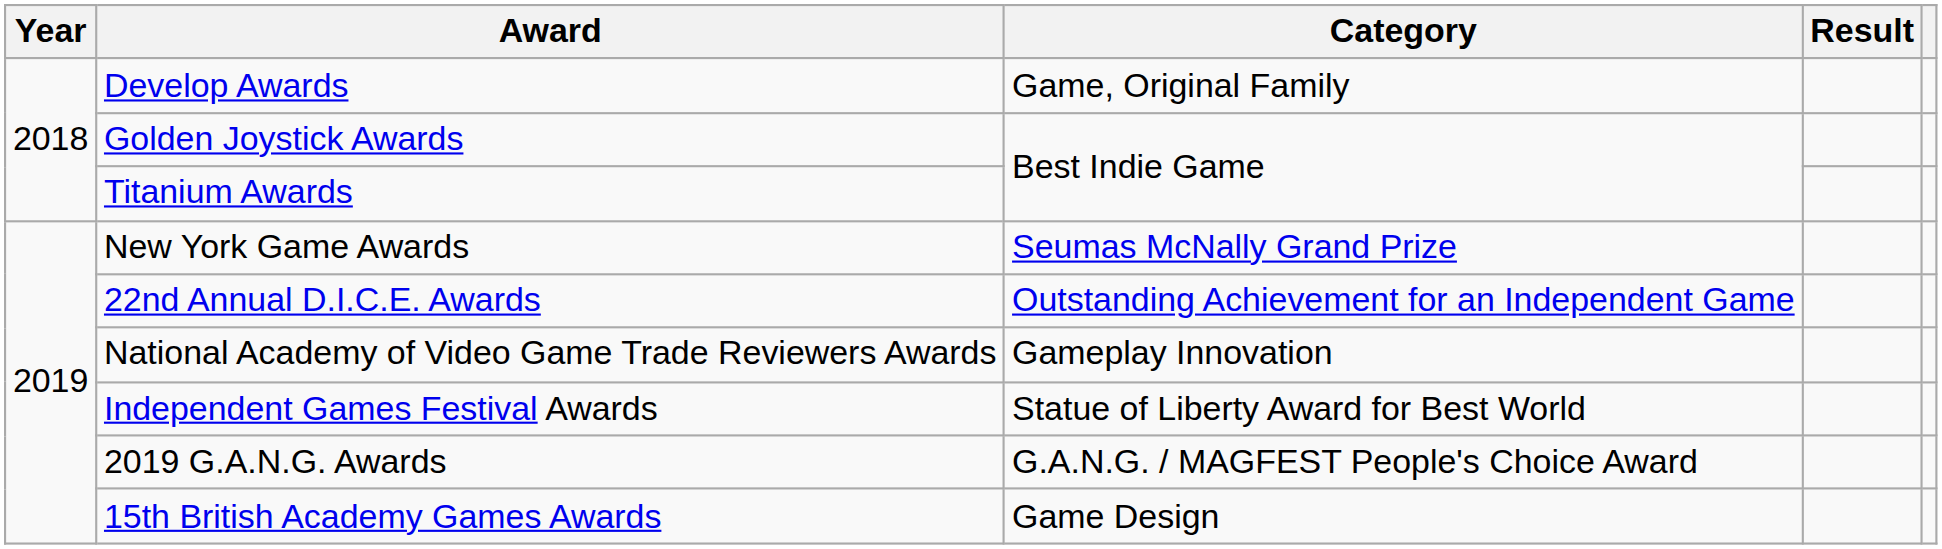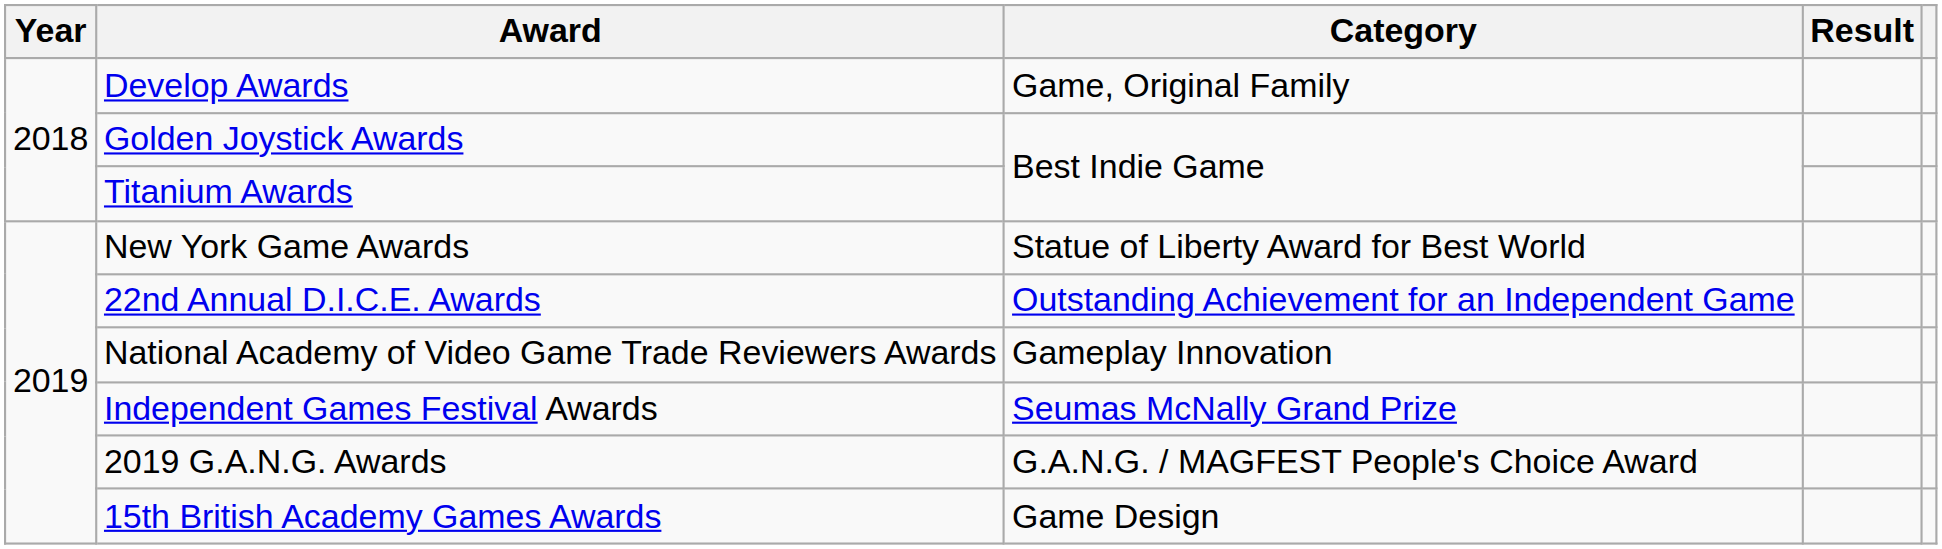(1234, 246) Seumas McNally Grand Prize -> (1299, 246) Statue of Liberty Award for Best World
(1299, 407) Statue of Liberty Award for Best World -> (1234, 407) Seumas McNally Grand Prize
